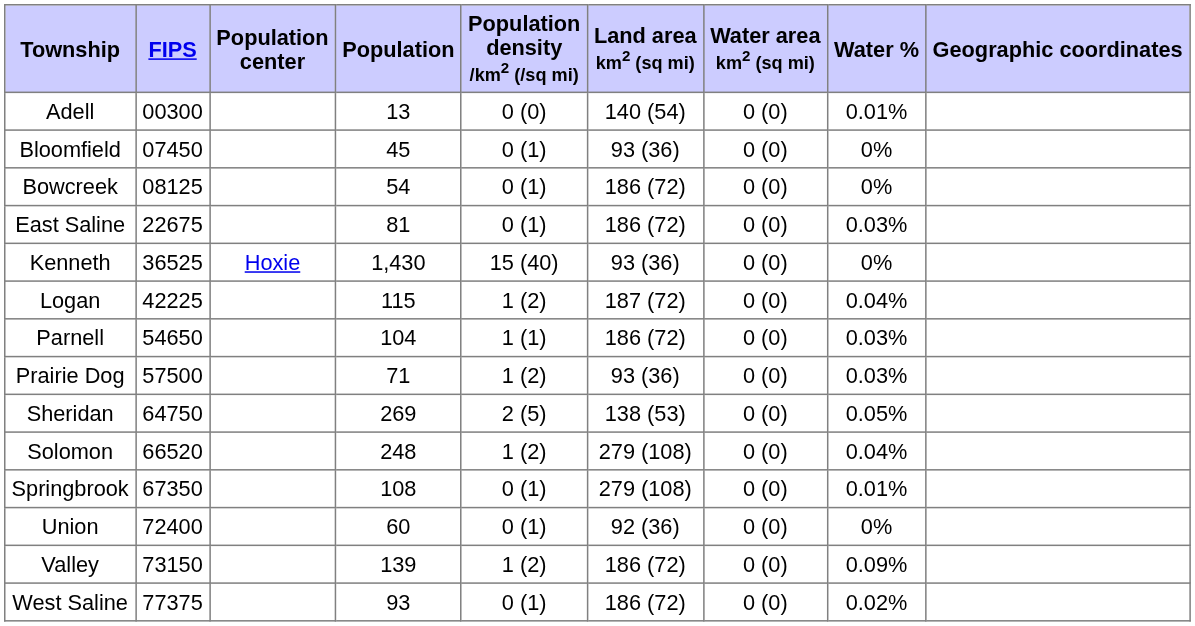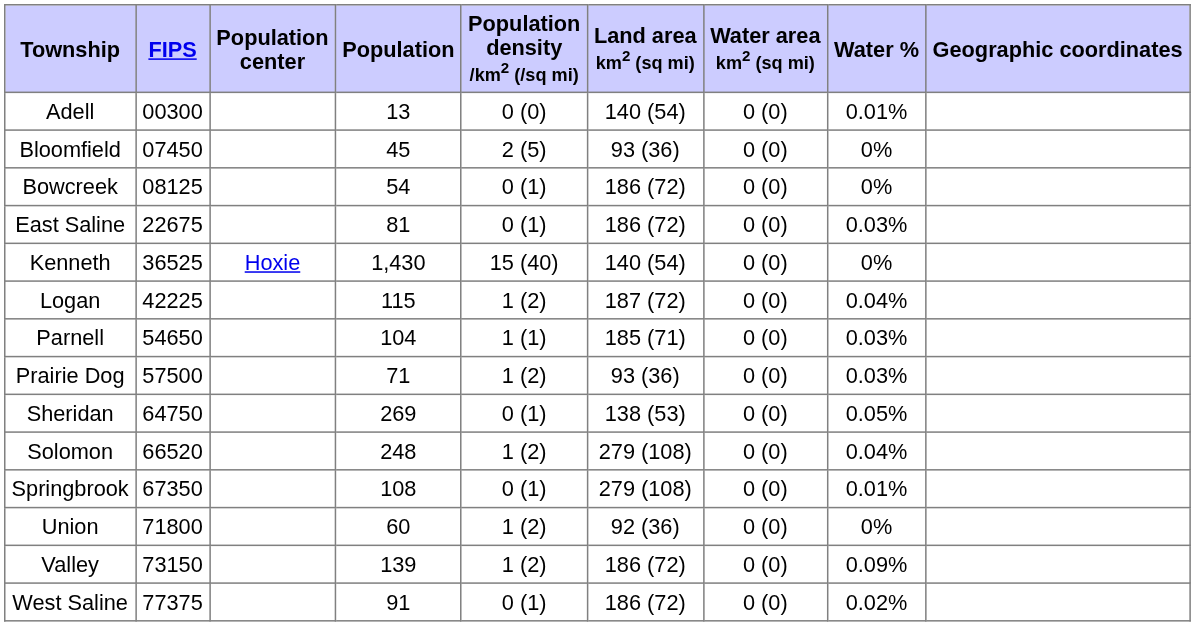(524, 149) 0 (1) -> (524, 149) 2 (5)
(645, 262) 93 (36) -> (645, 262) 140 (54)
(645, 338) 186 (72) -> (645, 338) 185 (71)
(524, 413) 2 (5) -> (524, 413) 0 (1)
(173, 526) 72400 -> (173, 526) 71800
(524, 526) 0 (1) -> (524, 526) 1 (2)
(398, 602) 93 -> (398, 602) 91
